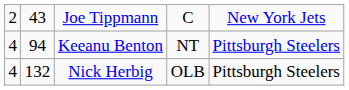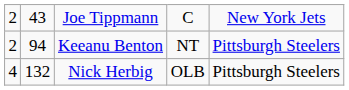(13, 44) 4 -> (13, 44) 2
